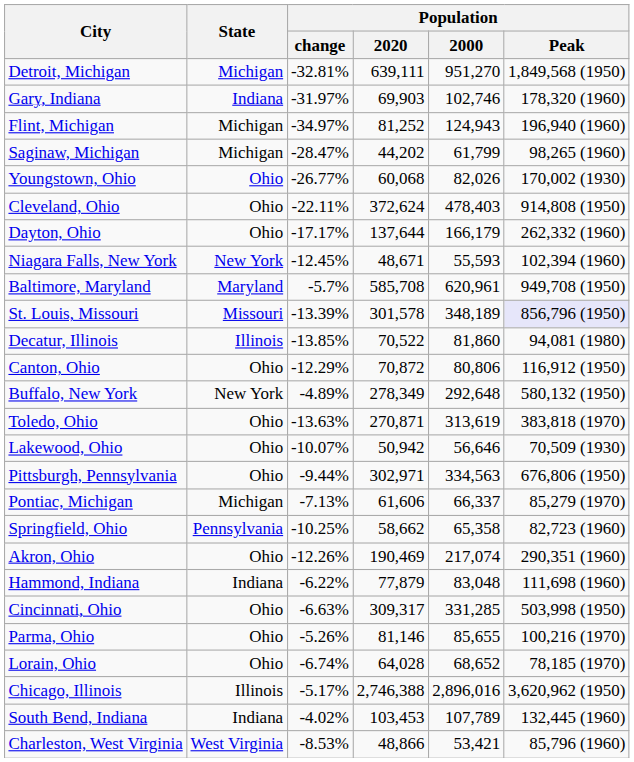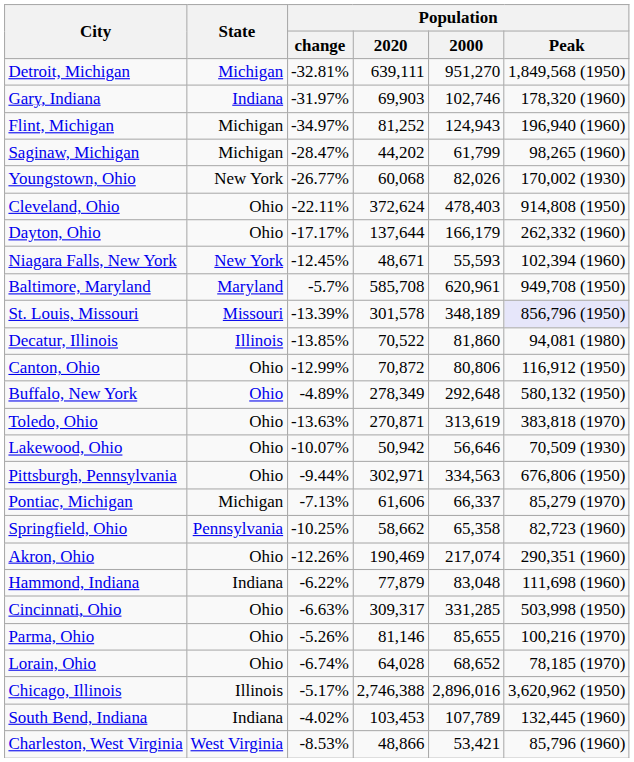(266, 179) Ohio -> (249, 179) New York
(320, 367) -12.29% -> (320, 367) -12.99%
(249, 394) New York -> (266, 394) Ohio
